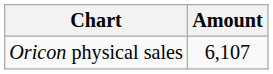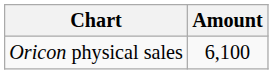(227, 52) 6,107 -> (227, 52) 6,100
